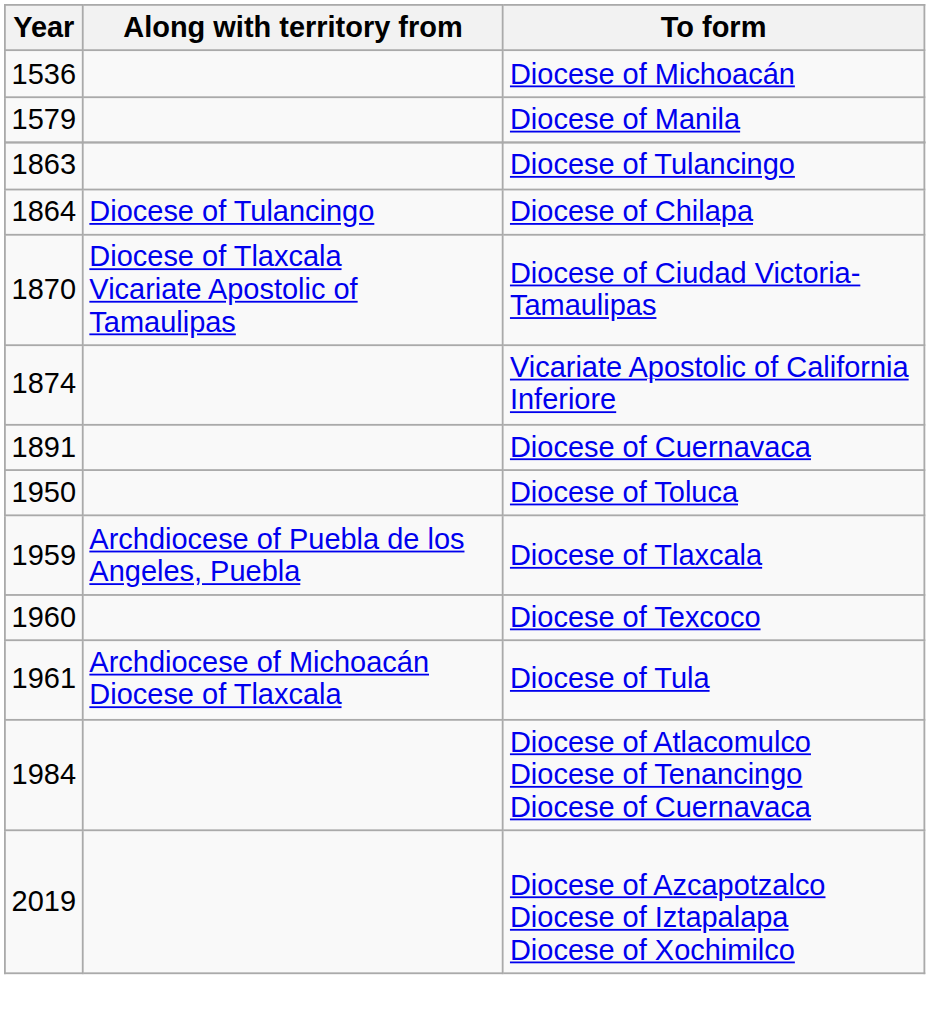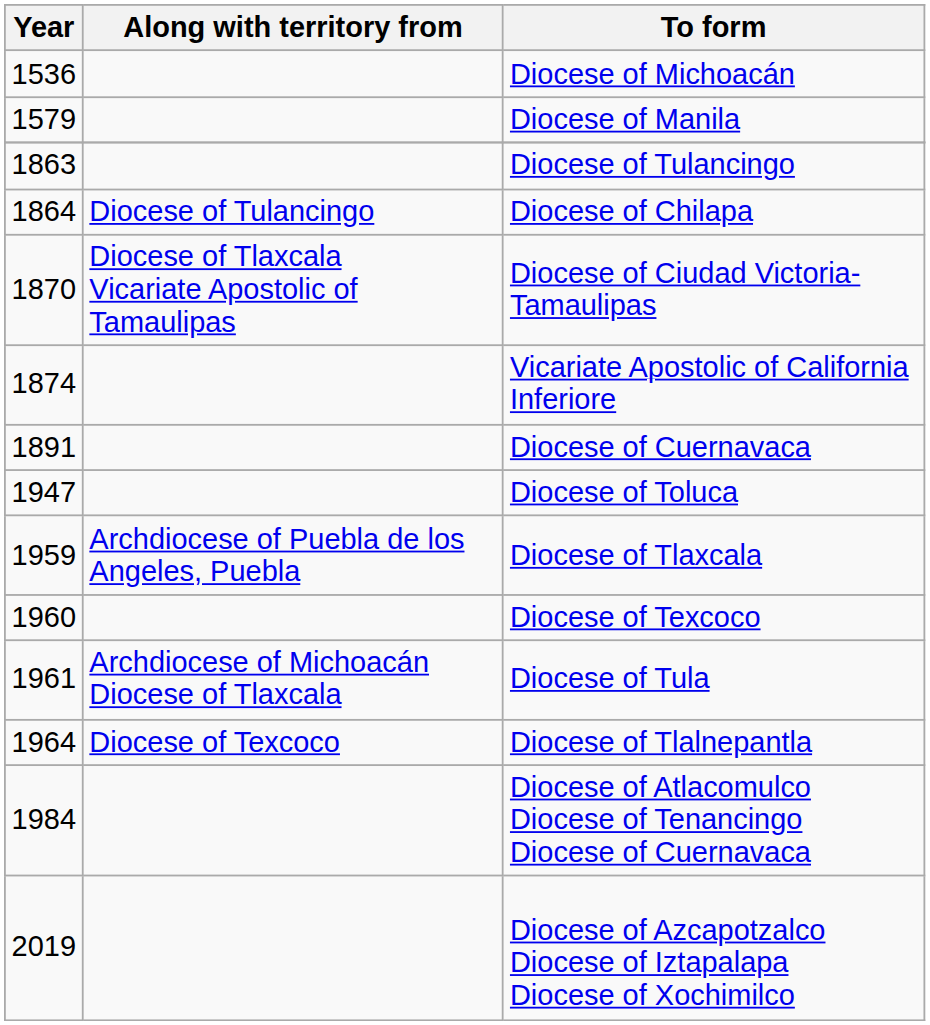(44, 492) 1950 -> (44, 492) 1947
+ row: (661, 741)
